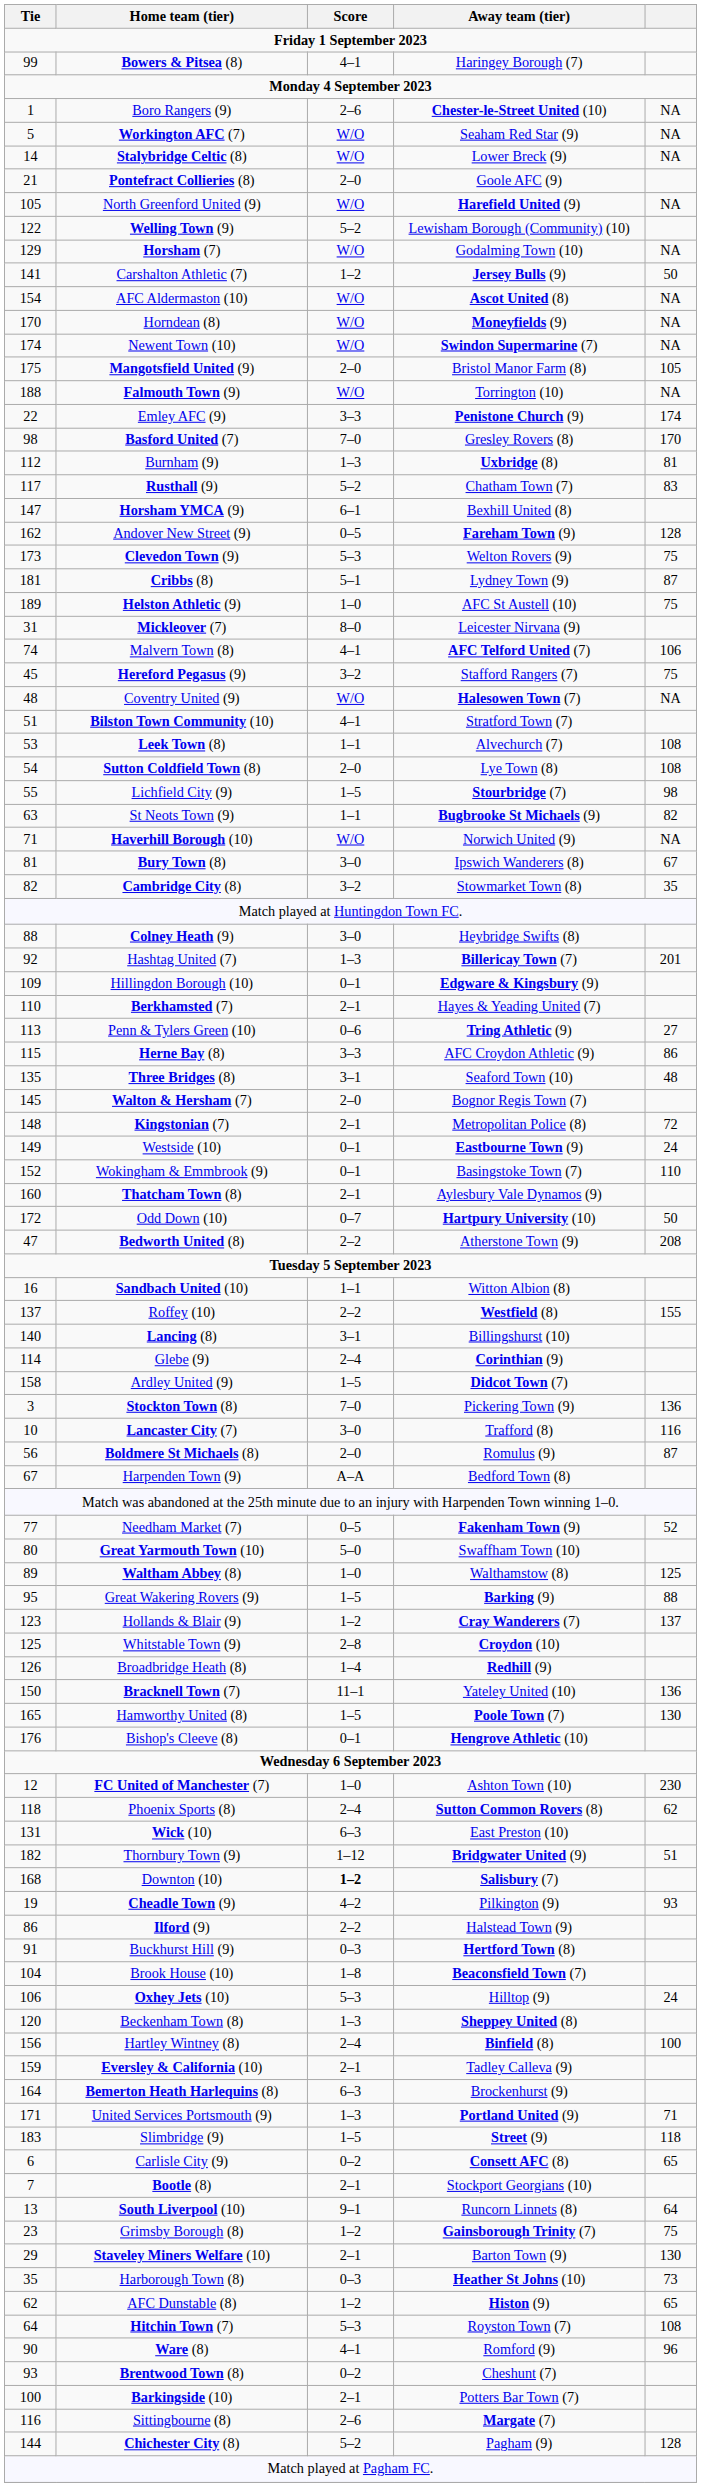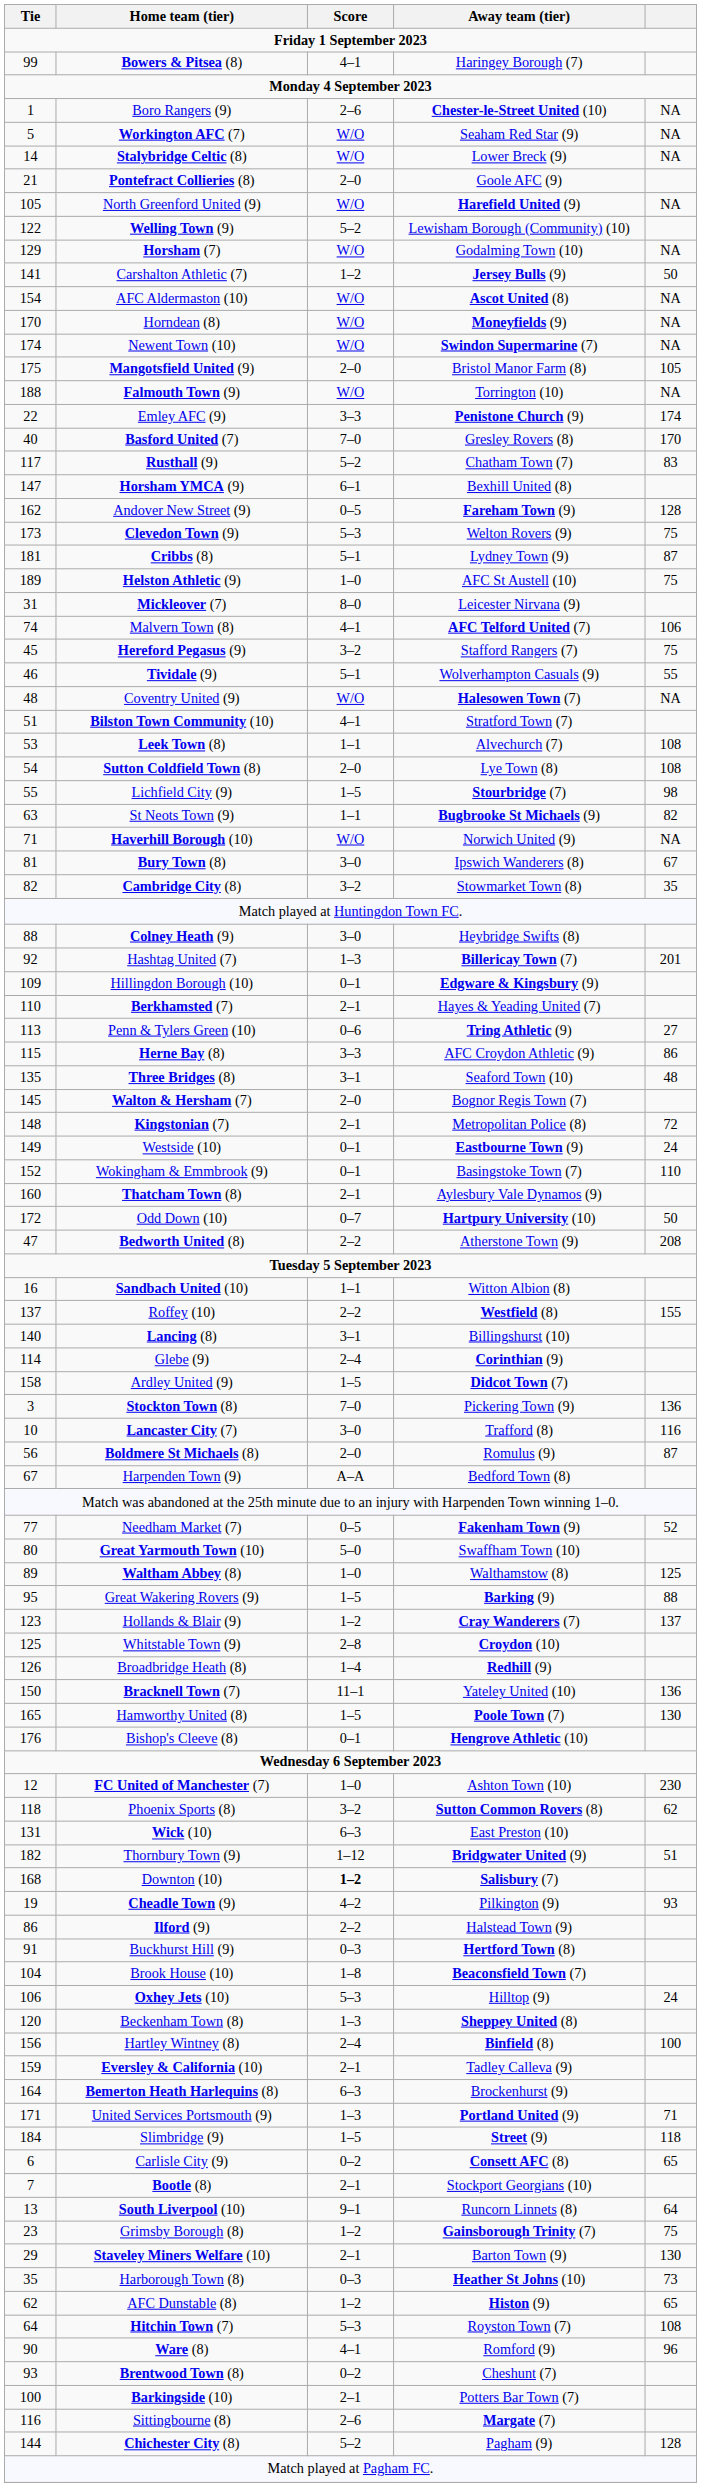(30, 439) 98 -> (30, 439) 40
- row: (182, 463)
+ row: (182, 674)
(350, 1809) 2–4 -> (350, 1809) 3–2
(30, 2138) 183 -> (30, 2138) 184
